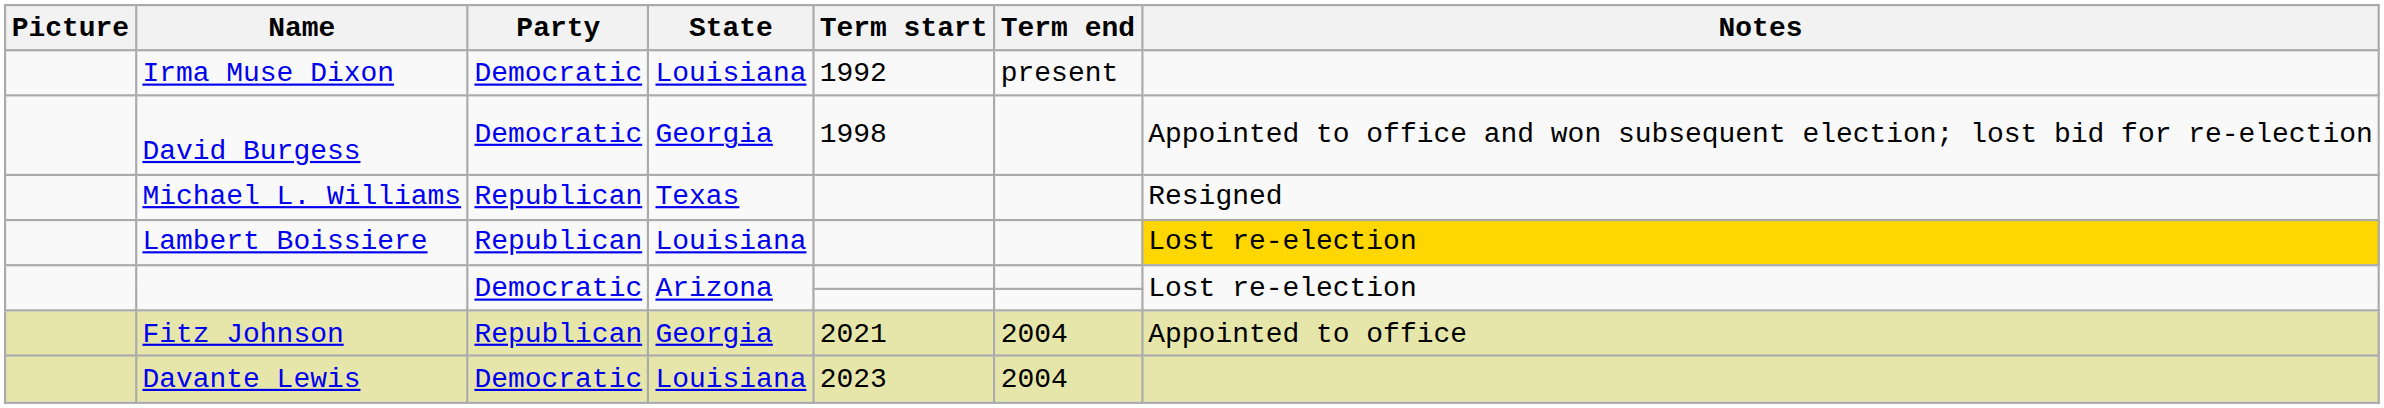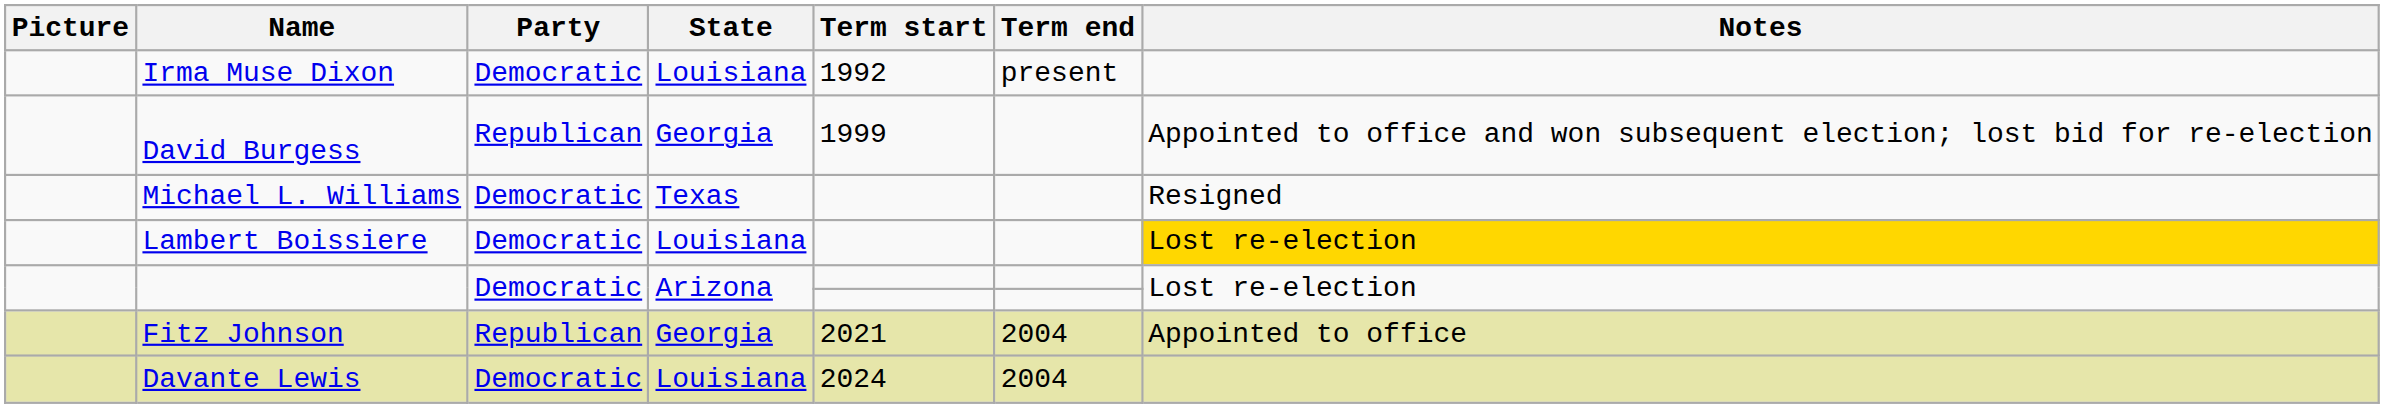(558, 135) Democratic -> (558, 135) Republican
(853, 135) 1998 -> (853, 135) 1999
(558, 197) Republican -> (558, 197) Democratic
(558, 242) Republican -> (558, 242) Democratic
(853, 379) 2023 -> (853, 379) 2024
